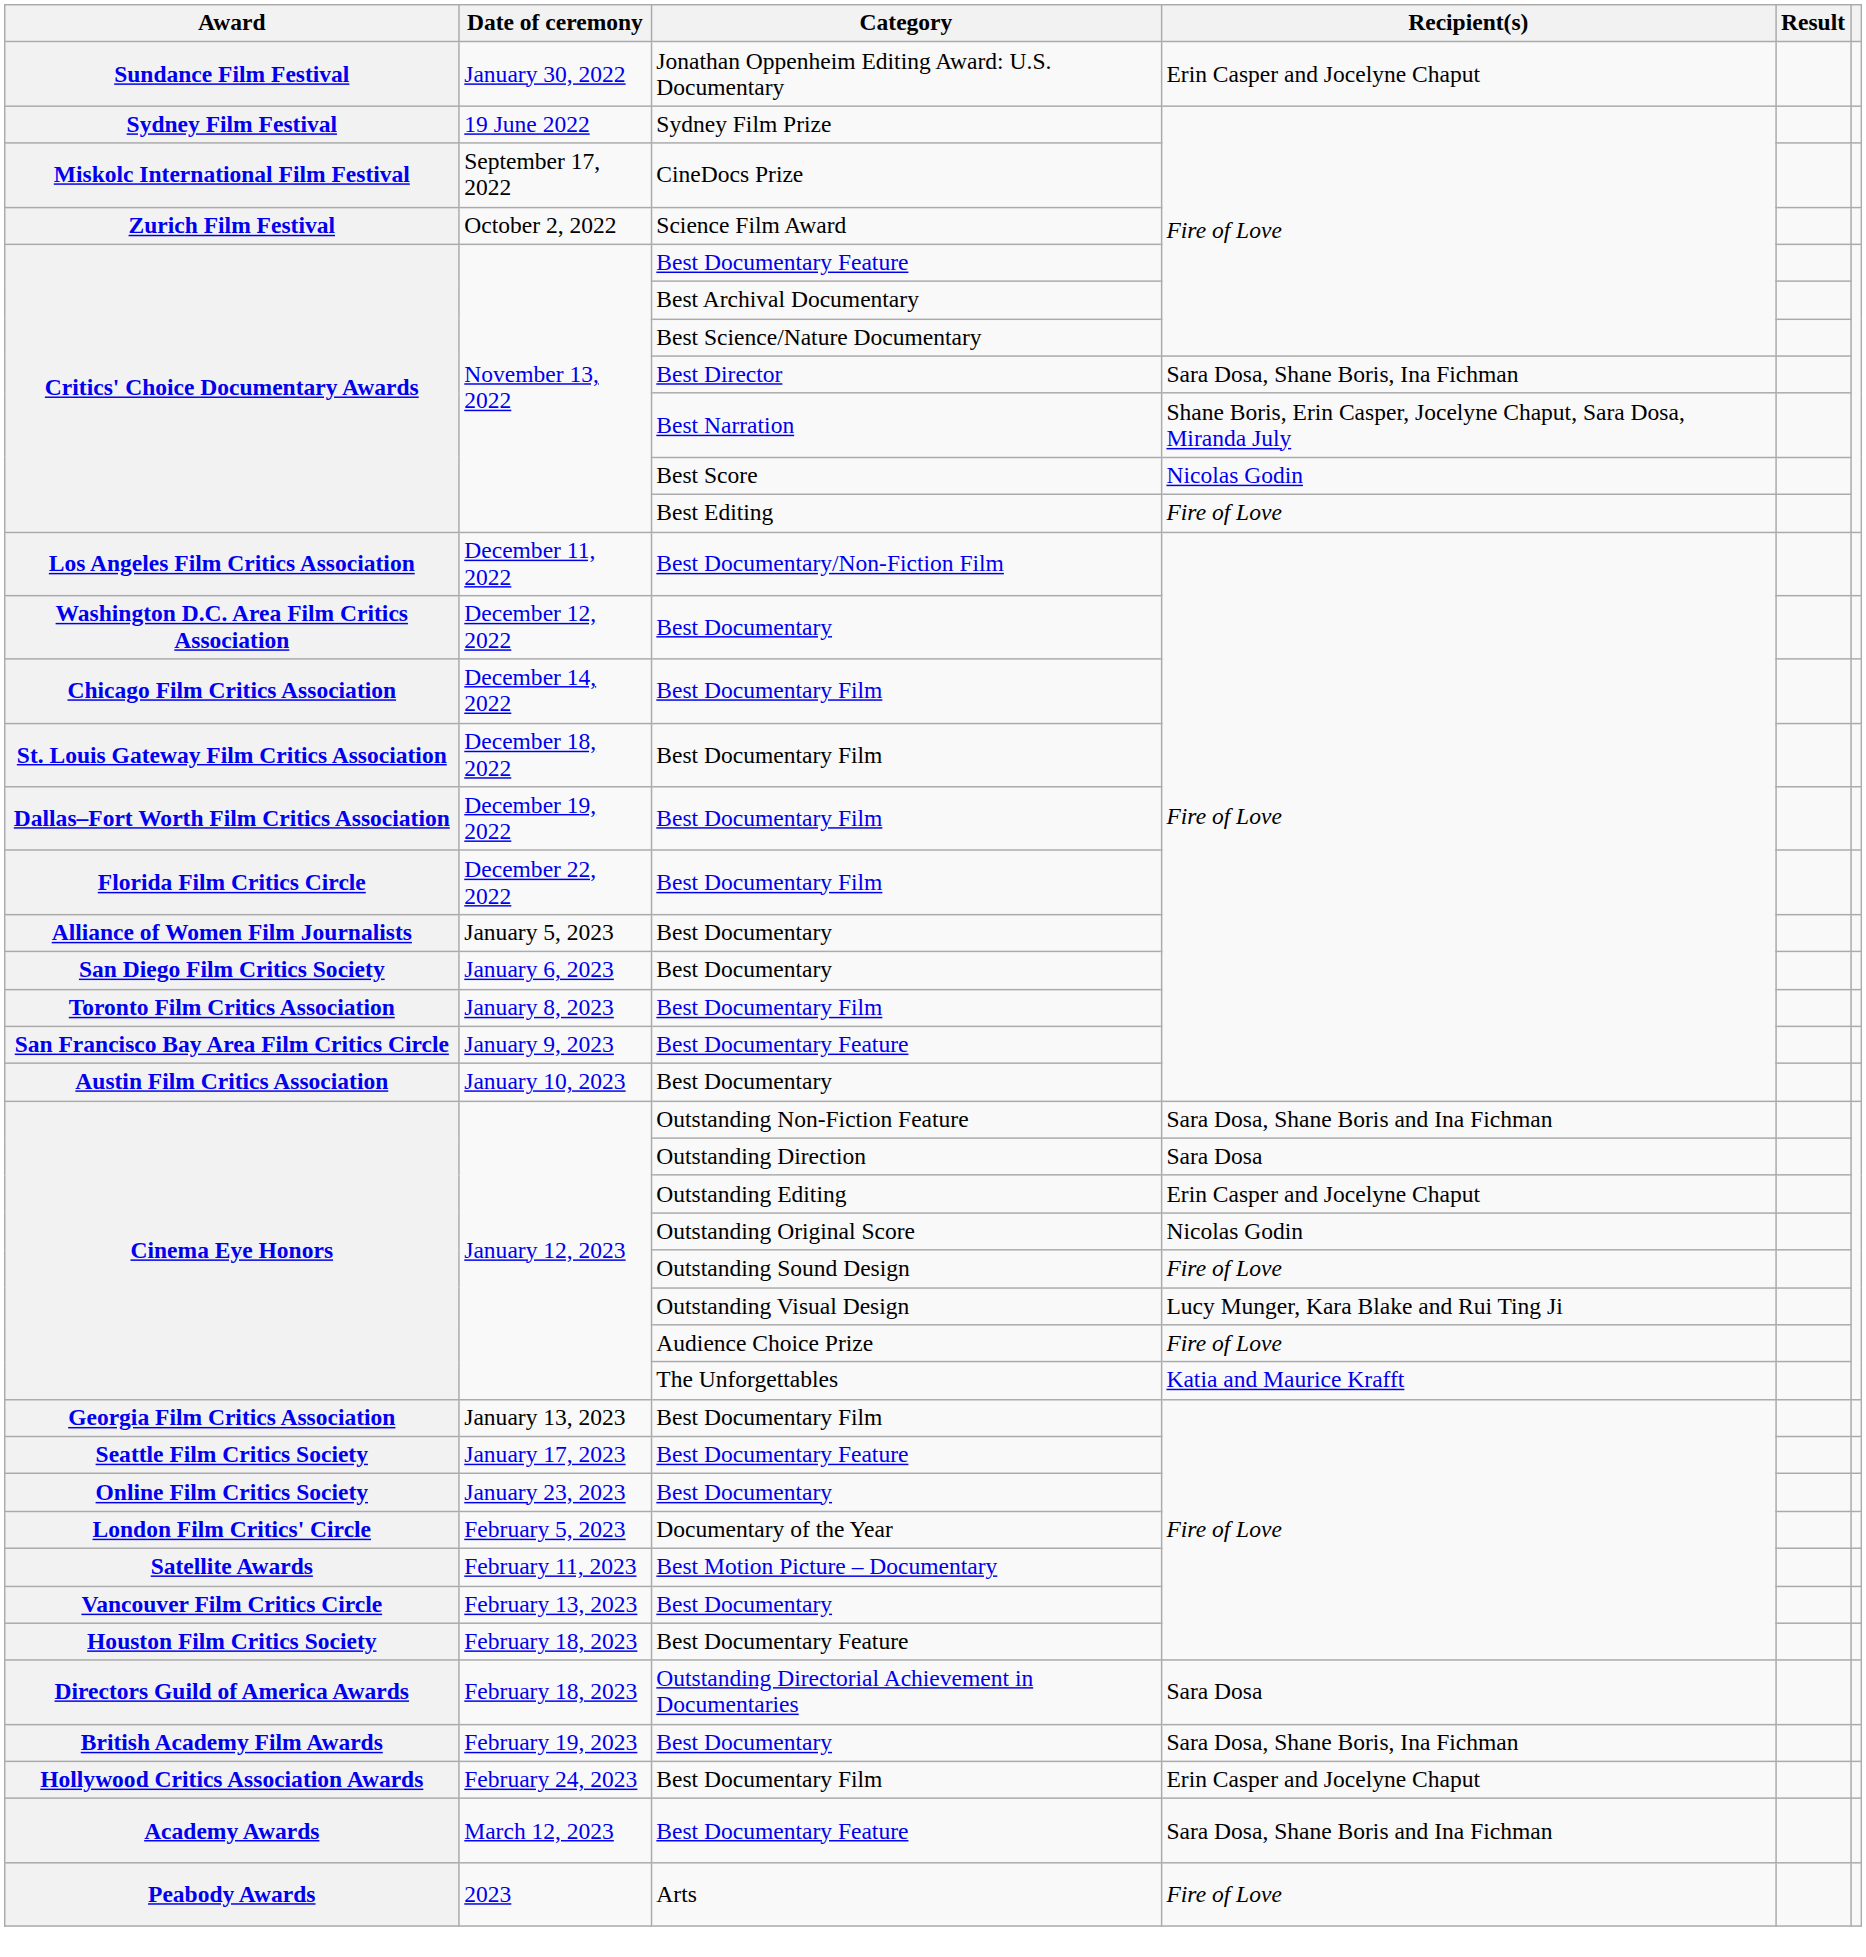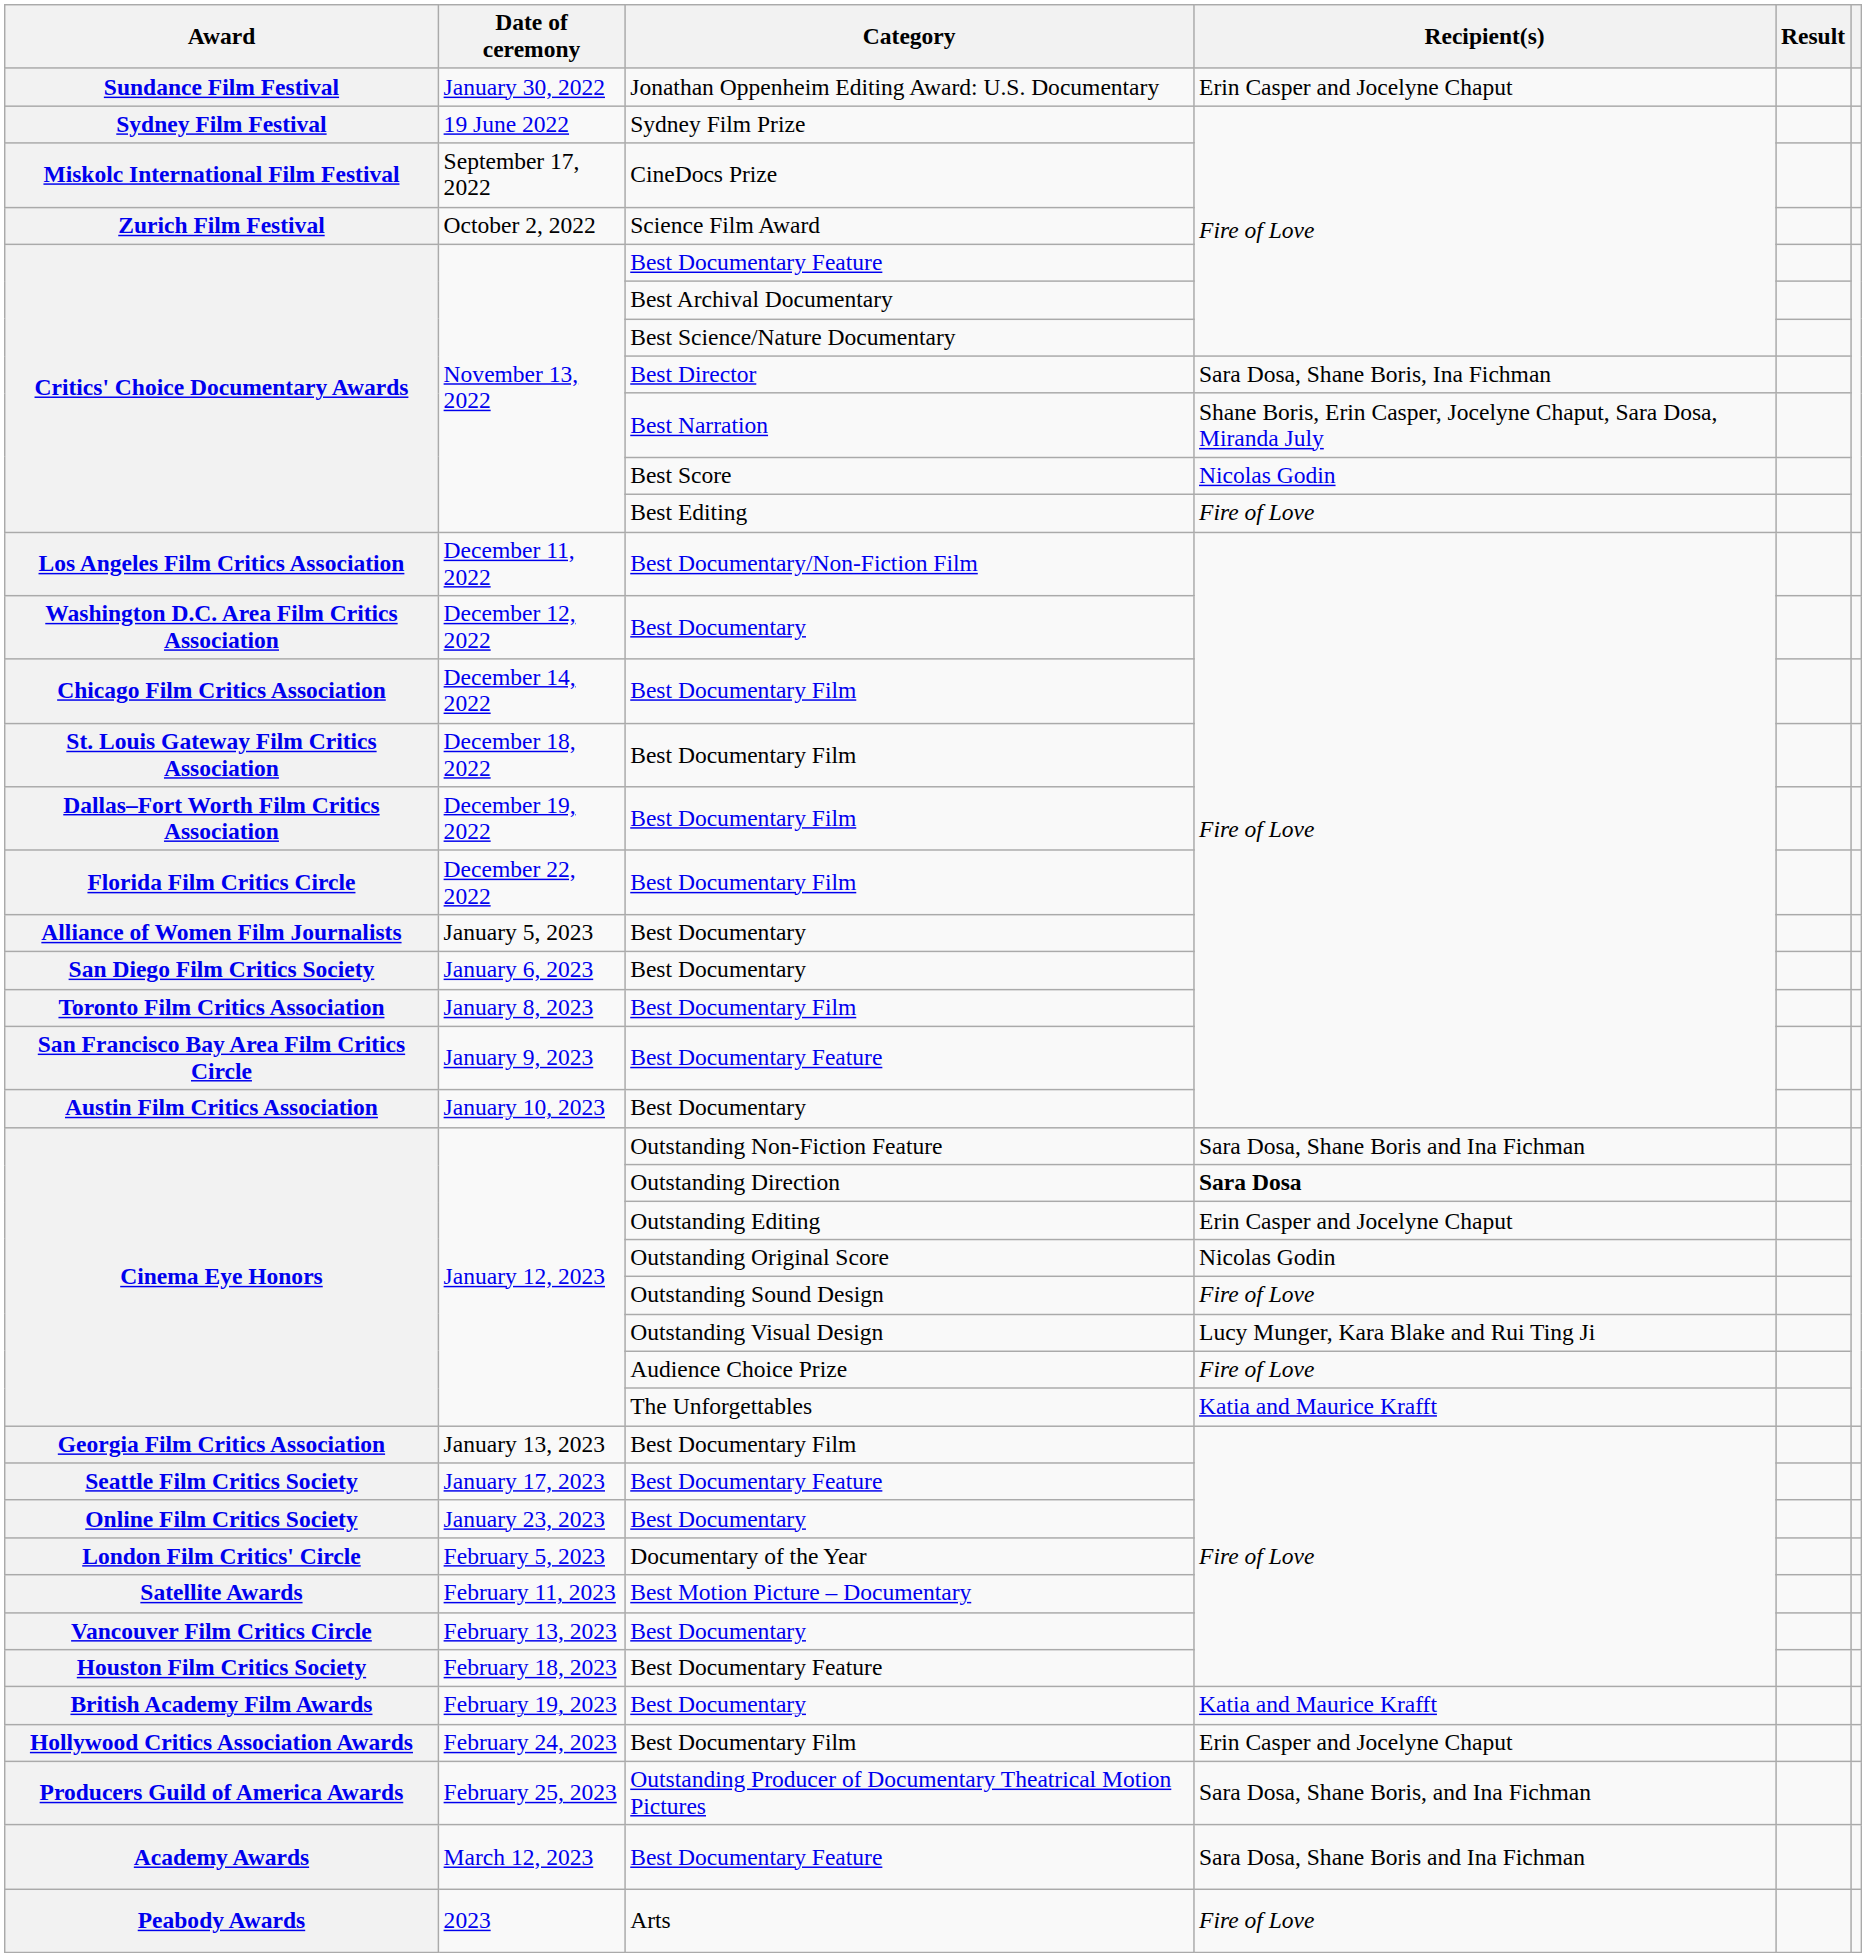(1214, 1156) normal -> (1250, 1182) bold
- row: (232, 1691)
(1342, 1742) Sara Dosa, Shane Boris, Ina Fichman -> (1318, 1705) Katia and Maurice Krafft
+ row: (221, 1793)
